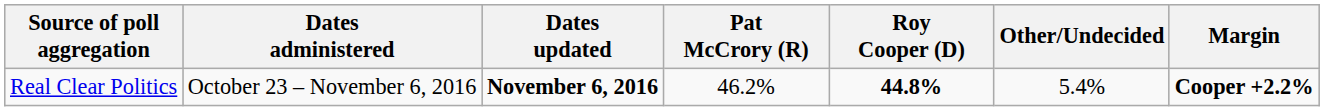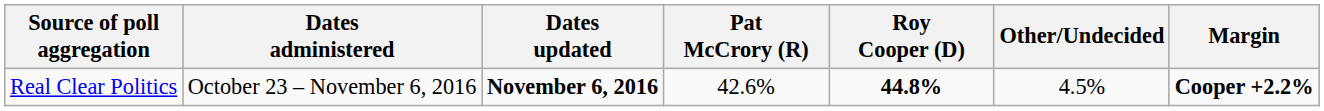(746, 86) 46.2% -> (746, 86) 42.6%
(1082, 86) 5.4% -> (1082, 86) 4.5%
